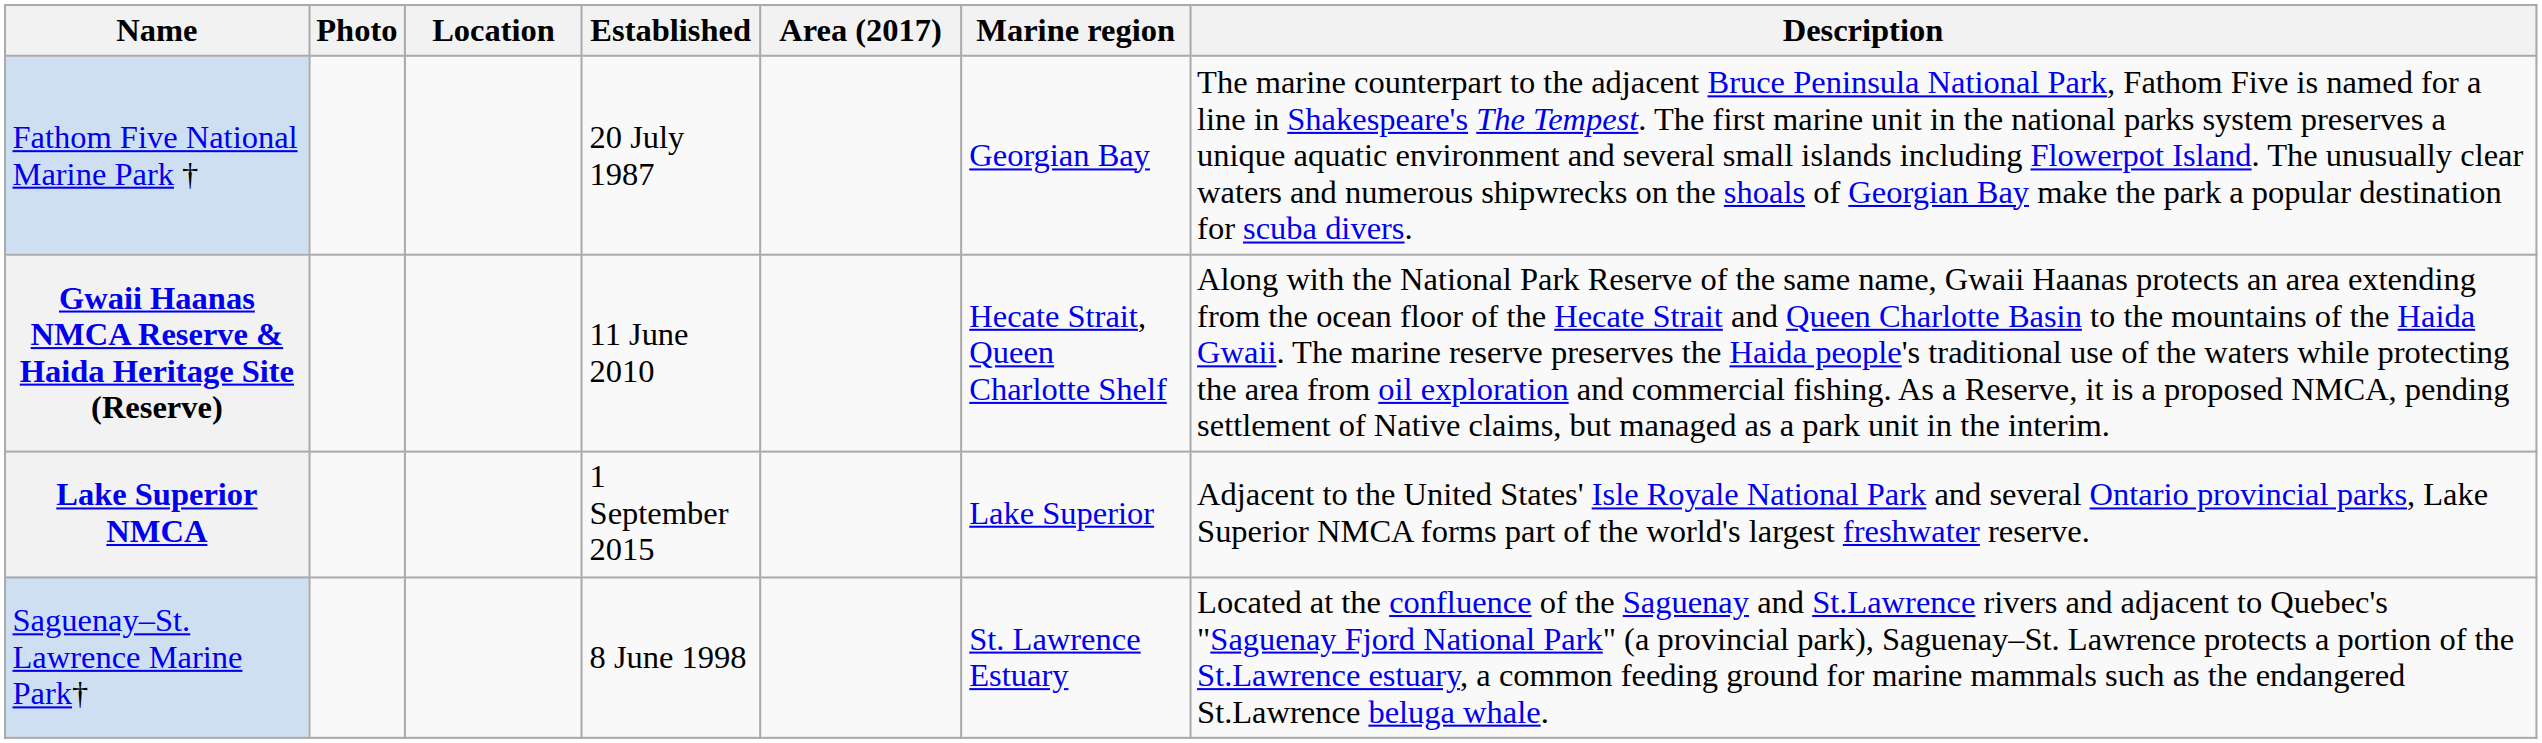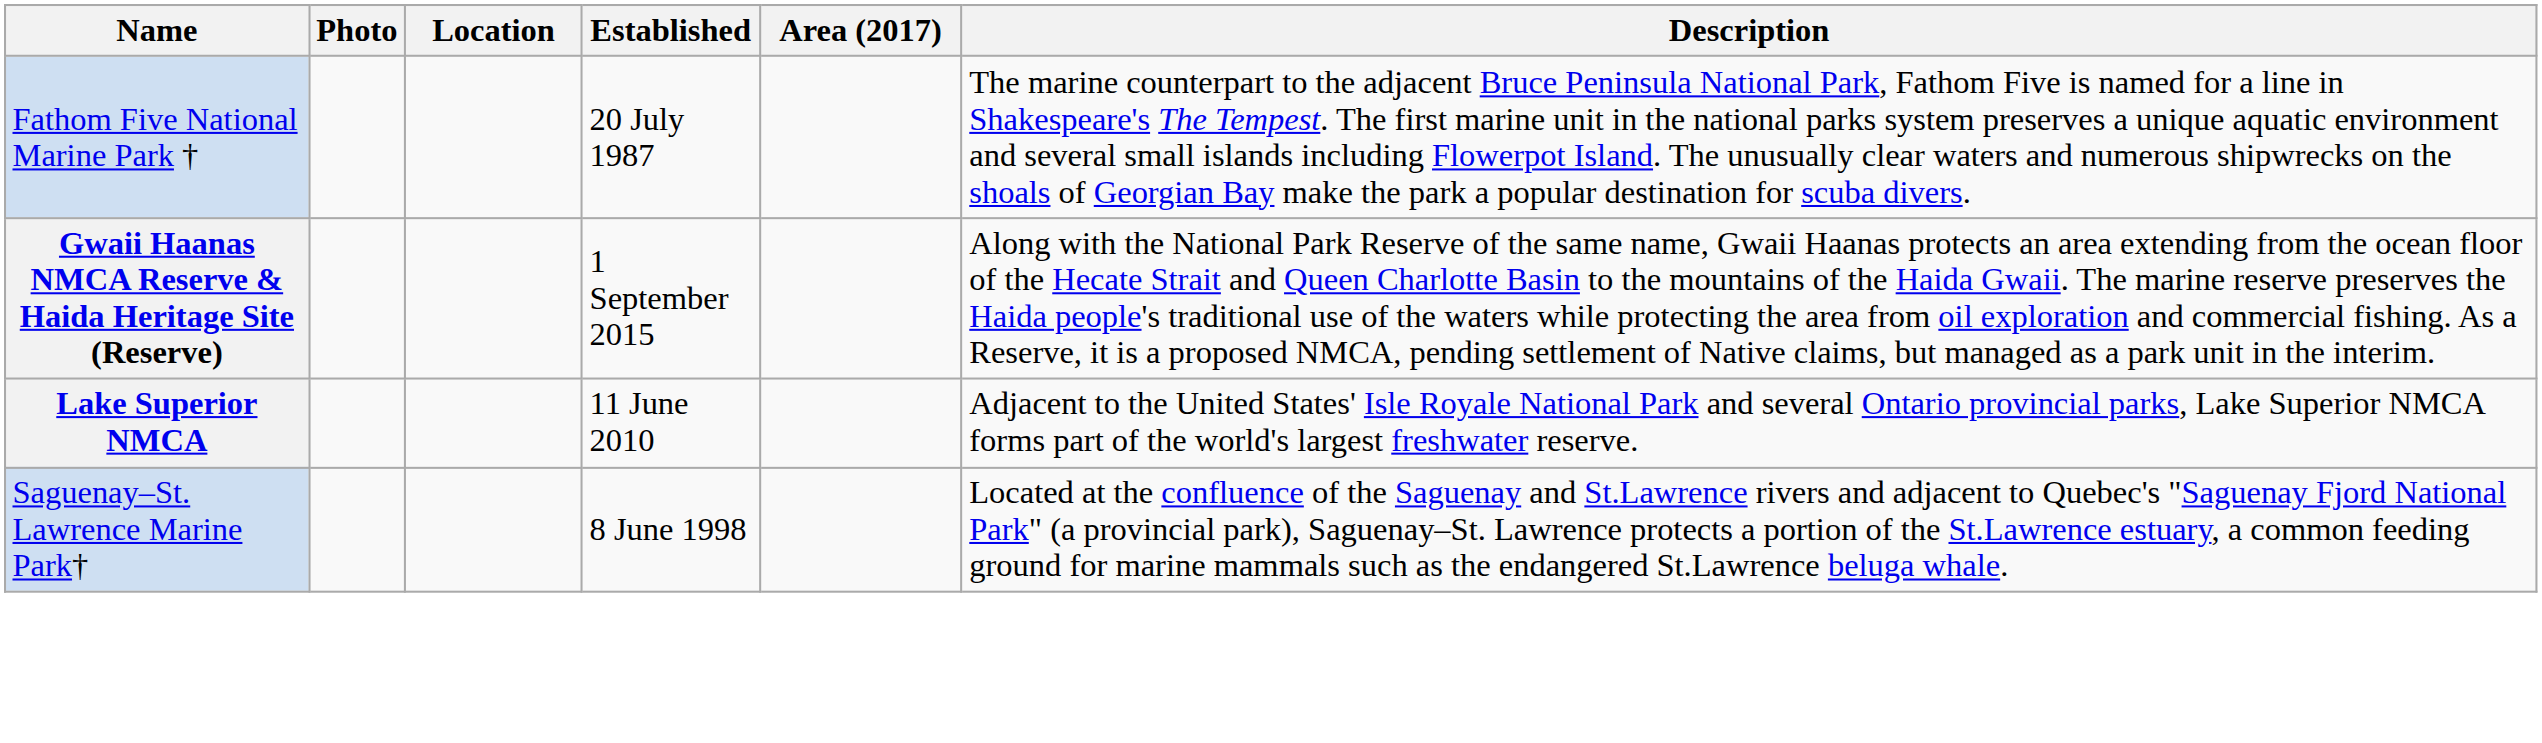- column: (1076, 30)
(639, 352) 11 June 2010 -> (659, 297) 1 September 2015
(659, 513) 1 September 2015 -> (639, 422) 11 June 2010
